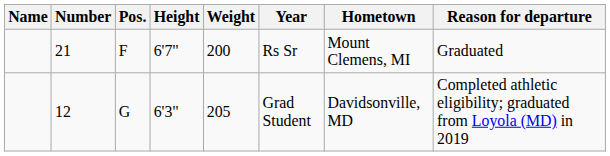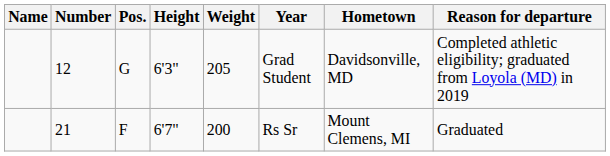rows swapped: (63, 51) <-> (63, 111)
